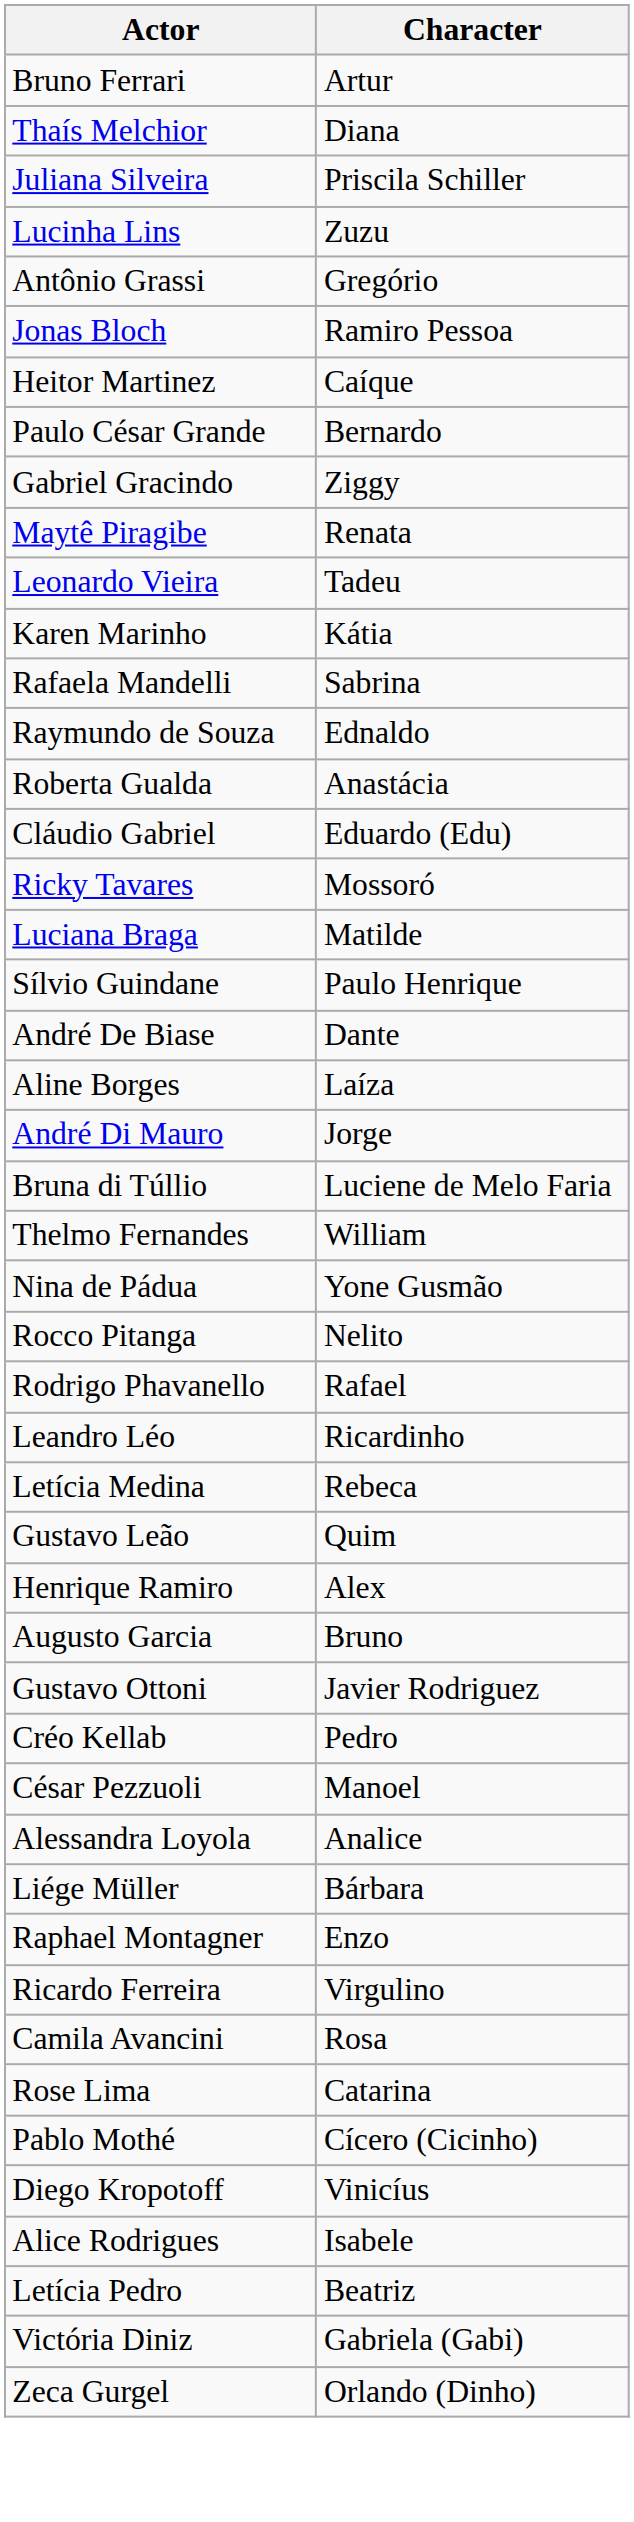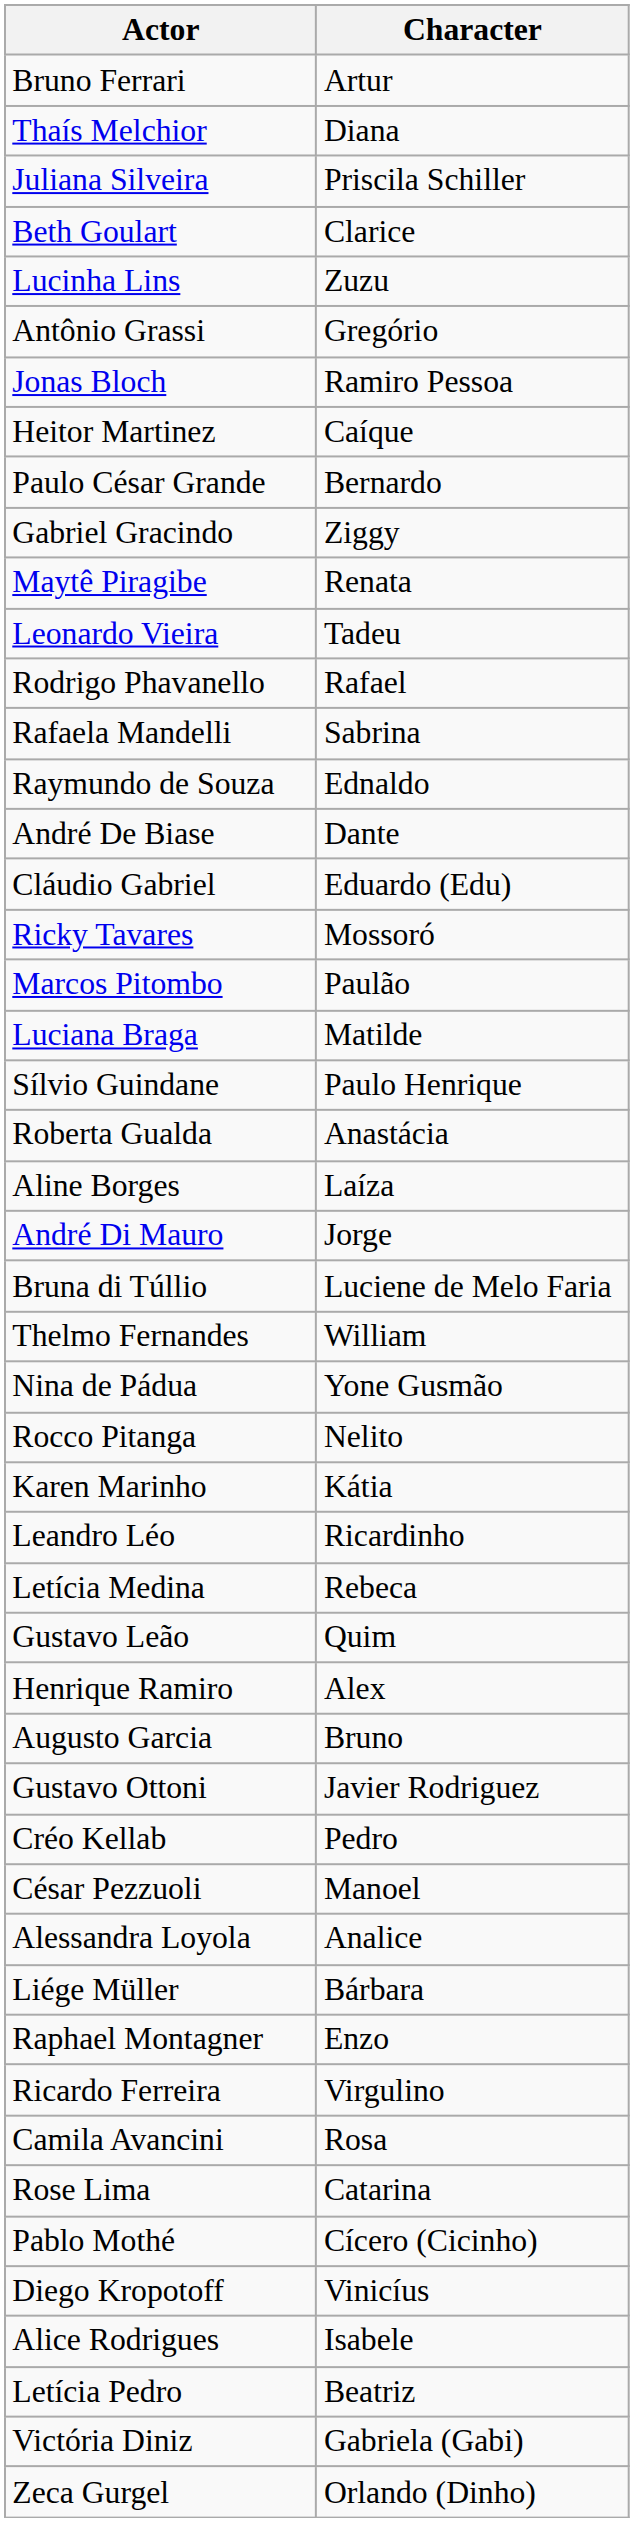+ row: (95, 230)
rows swapped: (139, 1386) <-> (109, 632)
rows swapped: (112, 783) <-> (113, 1034)
+ row: (117, 984)
